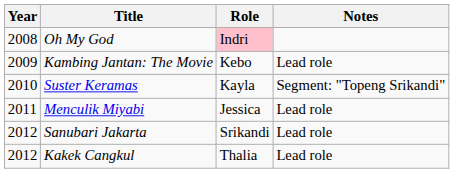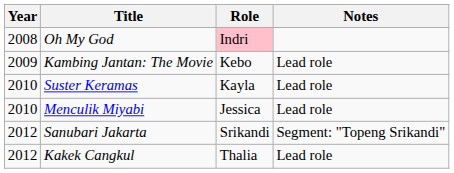(361, 86) Segment: "Topeng Srikandi" -> (304, 86) Lead role
(22, 109) 2011 -> (23, 109) 2010
(304, 132) Lead role -> (361, 132) Segment: "Topeng Srikandi"
